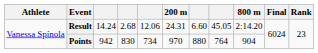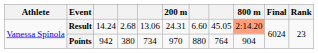(150, 26) 12.06 -> (150, 26) 13.06
(249, 26) no background -> (249, 26) lightsalmon background
(128, 41) 830 -> (128, 41) 380
